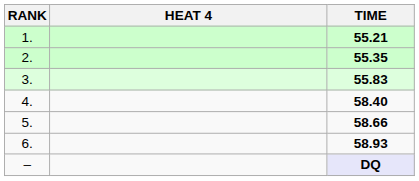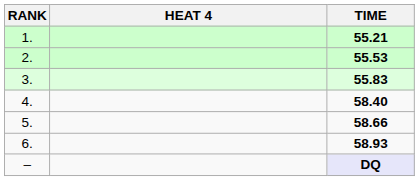(371, 58) 55.35 -> (371, 58) 55.53
